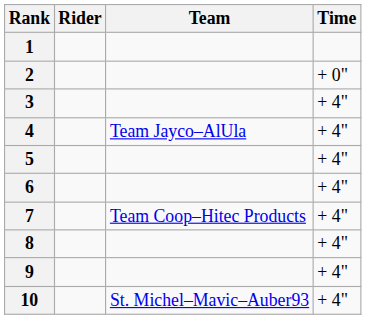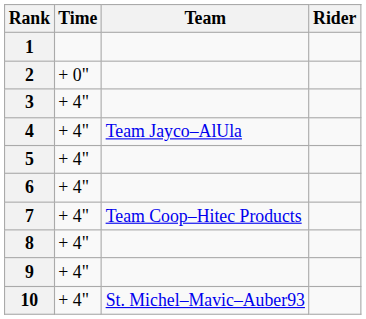columns swapped: (80, 18) <-> (337, 18)
